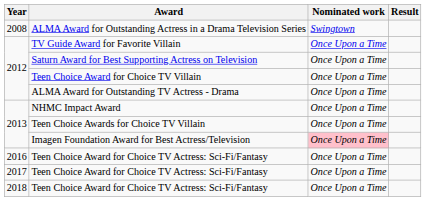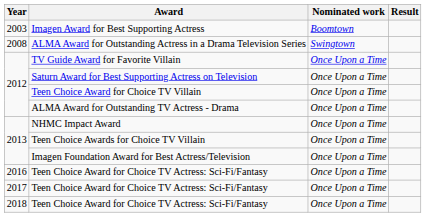+ row: (17, 28)
(349, 140) pink background -> (349, 156) no background
